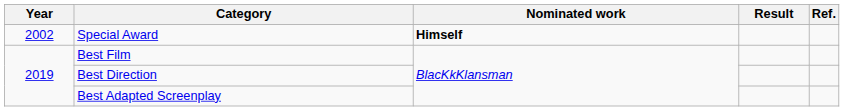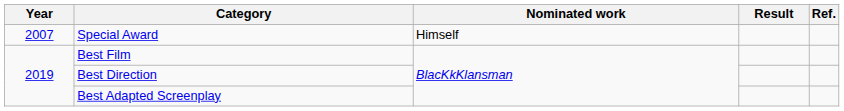(39, 34) 2002 -> (39, 34) 2007
(439, 34) bold -> (437, 34) normal
